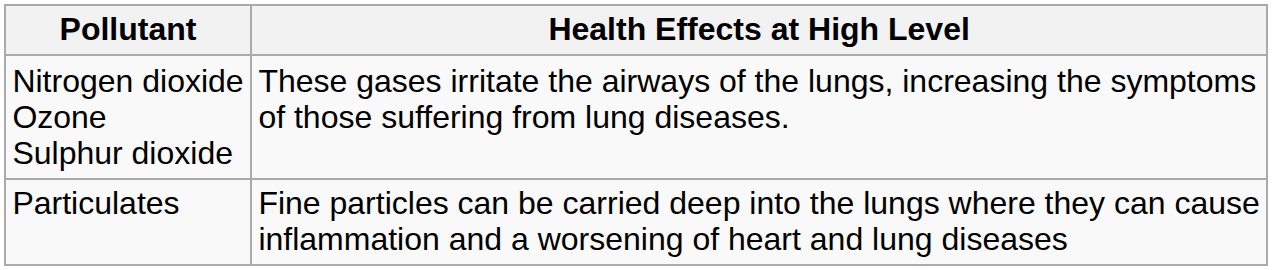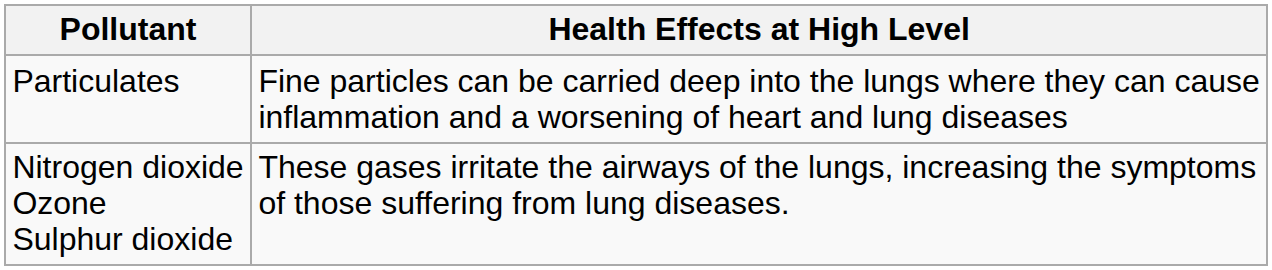rows swapped: (128, 116) <-> (96, 221)
